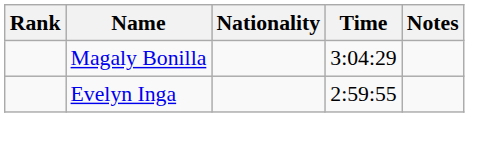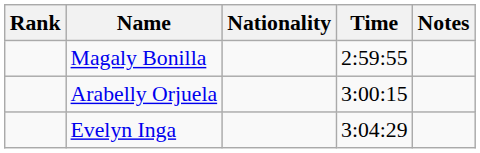(363, 58) 3:04:29 -> (374, 58) 2:59:55
+ row: (144, 94)
(363, 94) 2:59:55 -> (374, 130) 3:04:29
